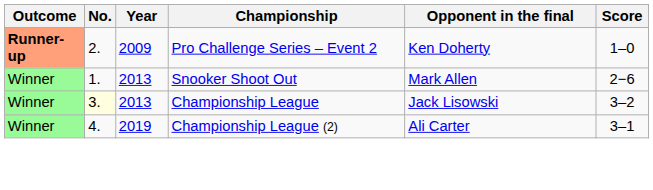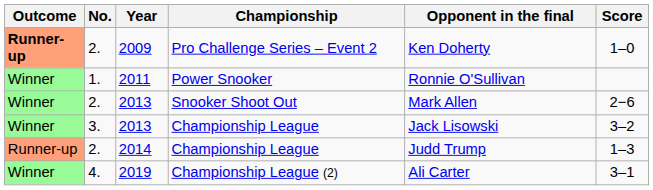+ row: (135, 79)
(94, 79) 1. -> (94, 102) 2.
(94, 102) lightyellow background -> (94, 126) no background
+ row: (135, 149)
